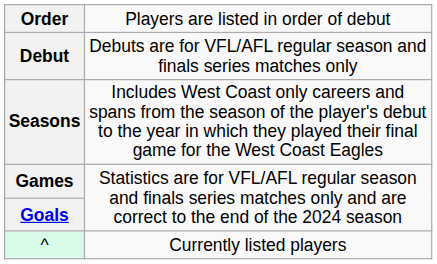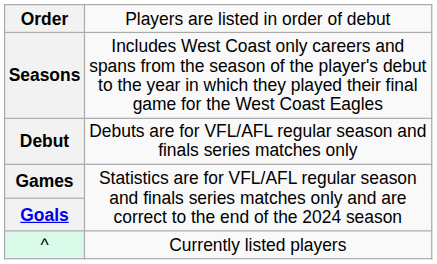rows swapped: (45, 122) <-> (44, 56)
